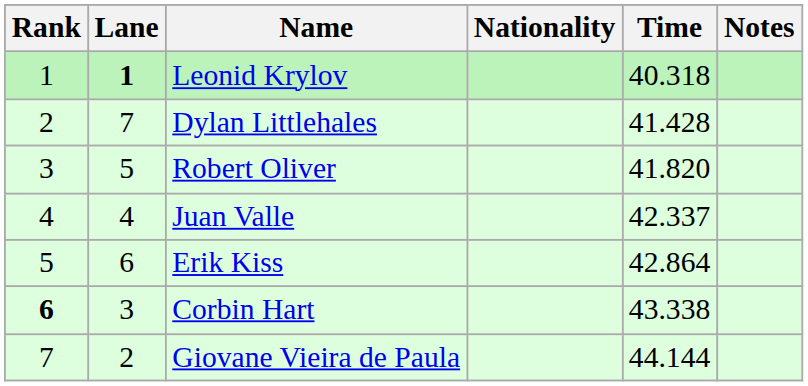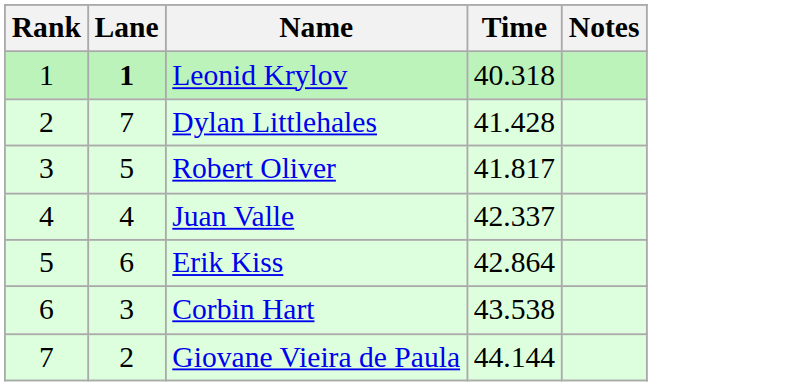- column: (544, 27)
(670, 168) 41.820 -> (514, 168) 41.817
(46, 309) bold -> (46, 309) normal
(670, 309) 43.338 -> (514, 309) 43.538
